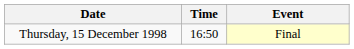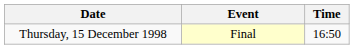columns swapped: (204, 14) <-> (288, 14)
